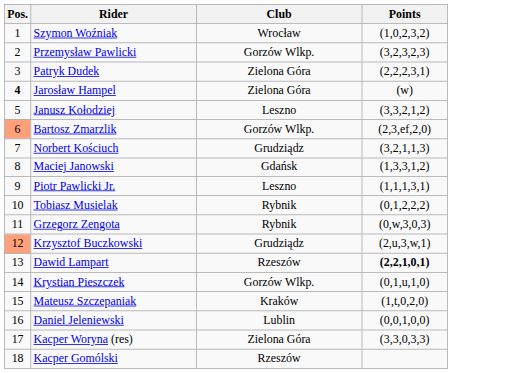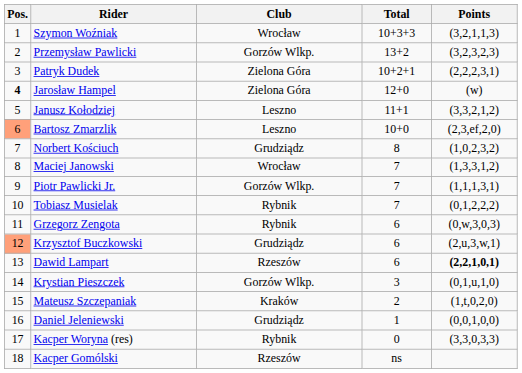+ column: (397, 13)
(405, 33) (1,0,2,3,2) -> (474, 33) (3,2,1,1,3)
(279, 128) Gorzów Wlkp. -> (279, 128) Leszno
(405, 148) (3,2,1,1,3) -> (474, 148) (1,0,2,3,2)
(279, 167) Gdańsk -> (279, 167) Wrocław
(279, 186) Leszno -> (279, 186) Gorzów Wlkp.
(279, 320) Lublin -> (279, 320) Grudziądz
(279, 339) Zielona Góra -> (279, 339) Rybnik
